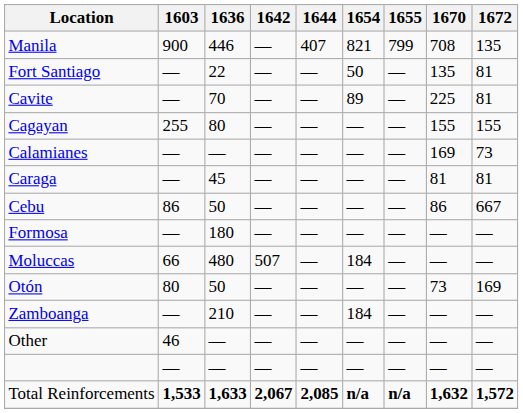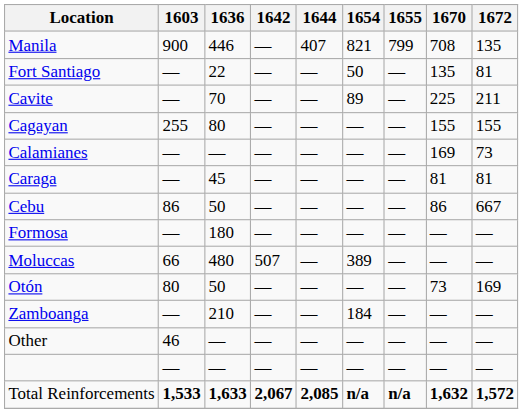(484, 98) 81 -> (488, 98) 211
(359, 260) 184 -> (359, 260) 389
